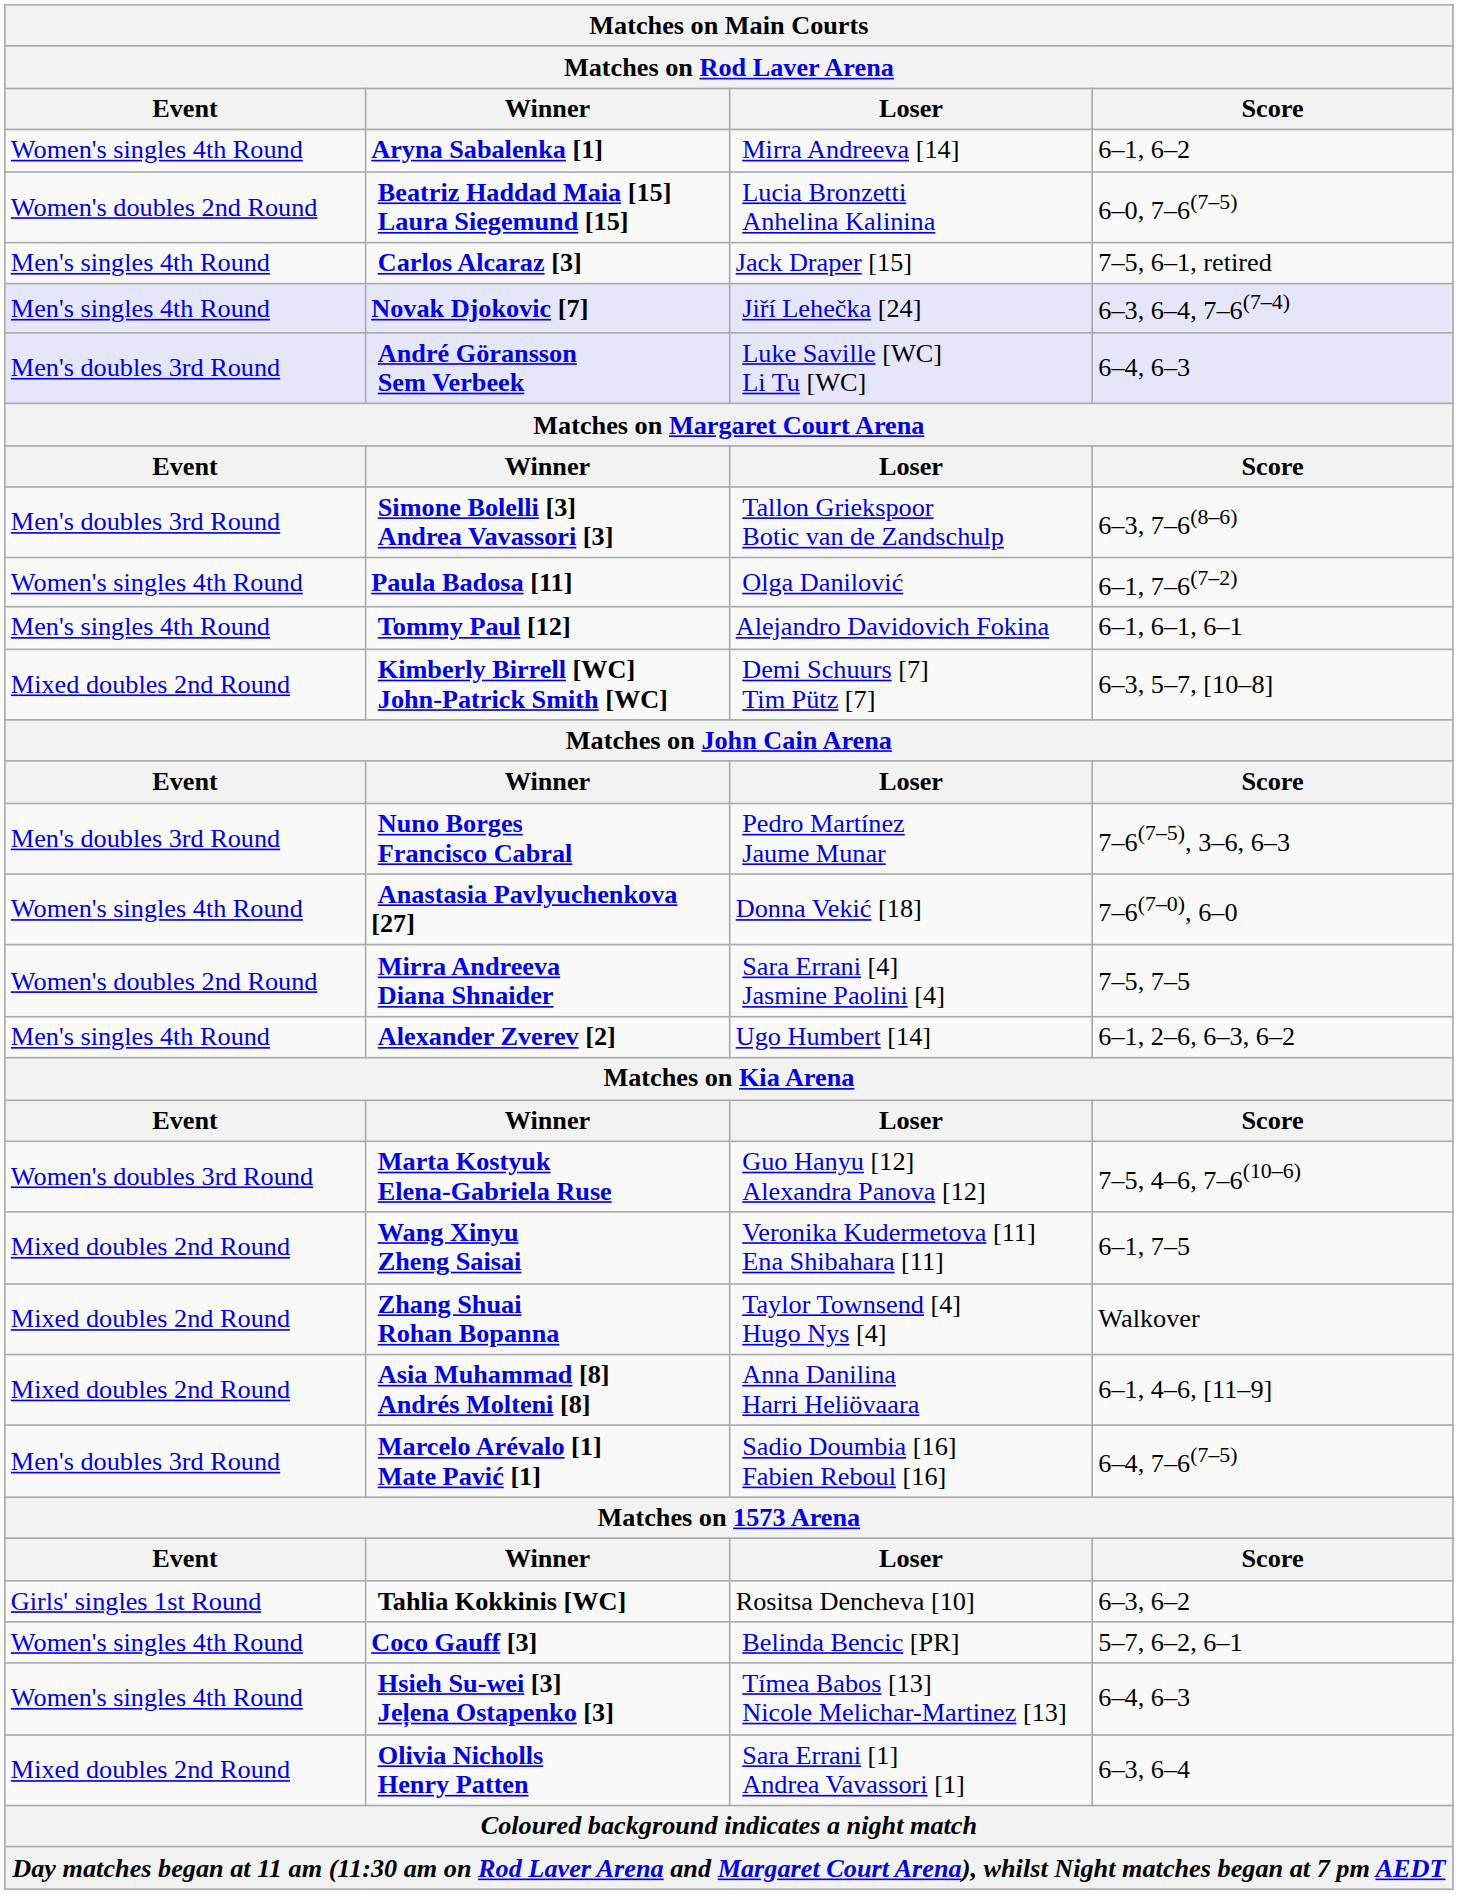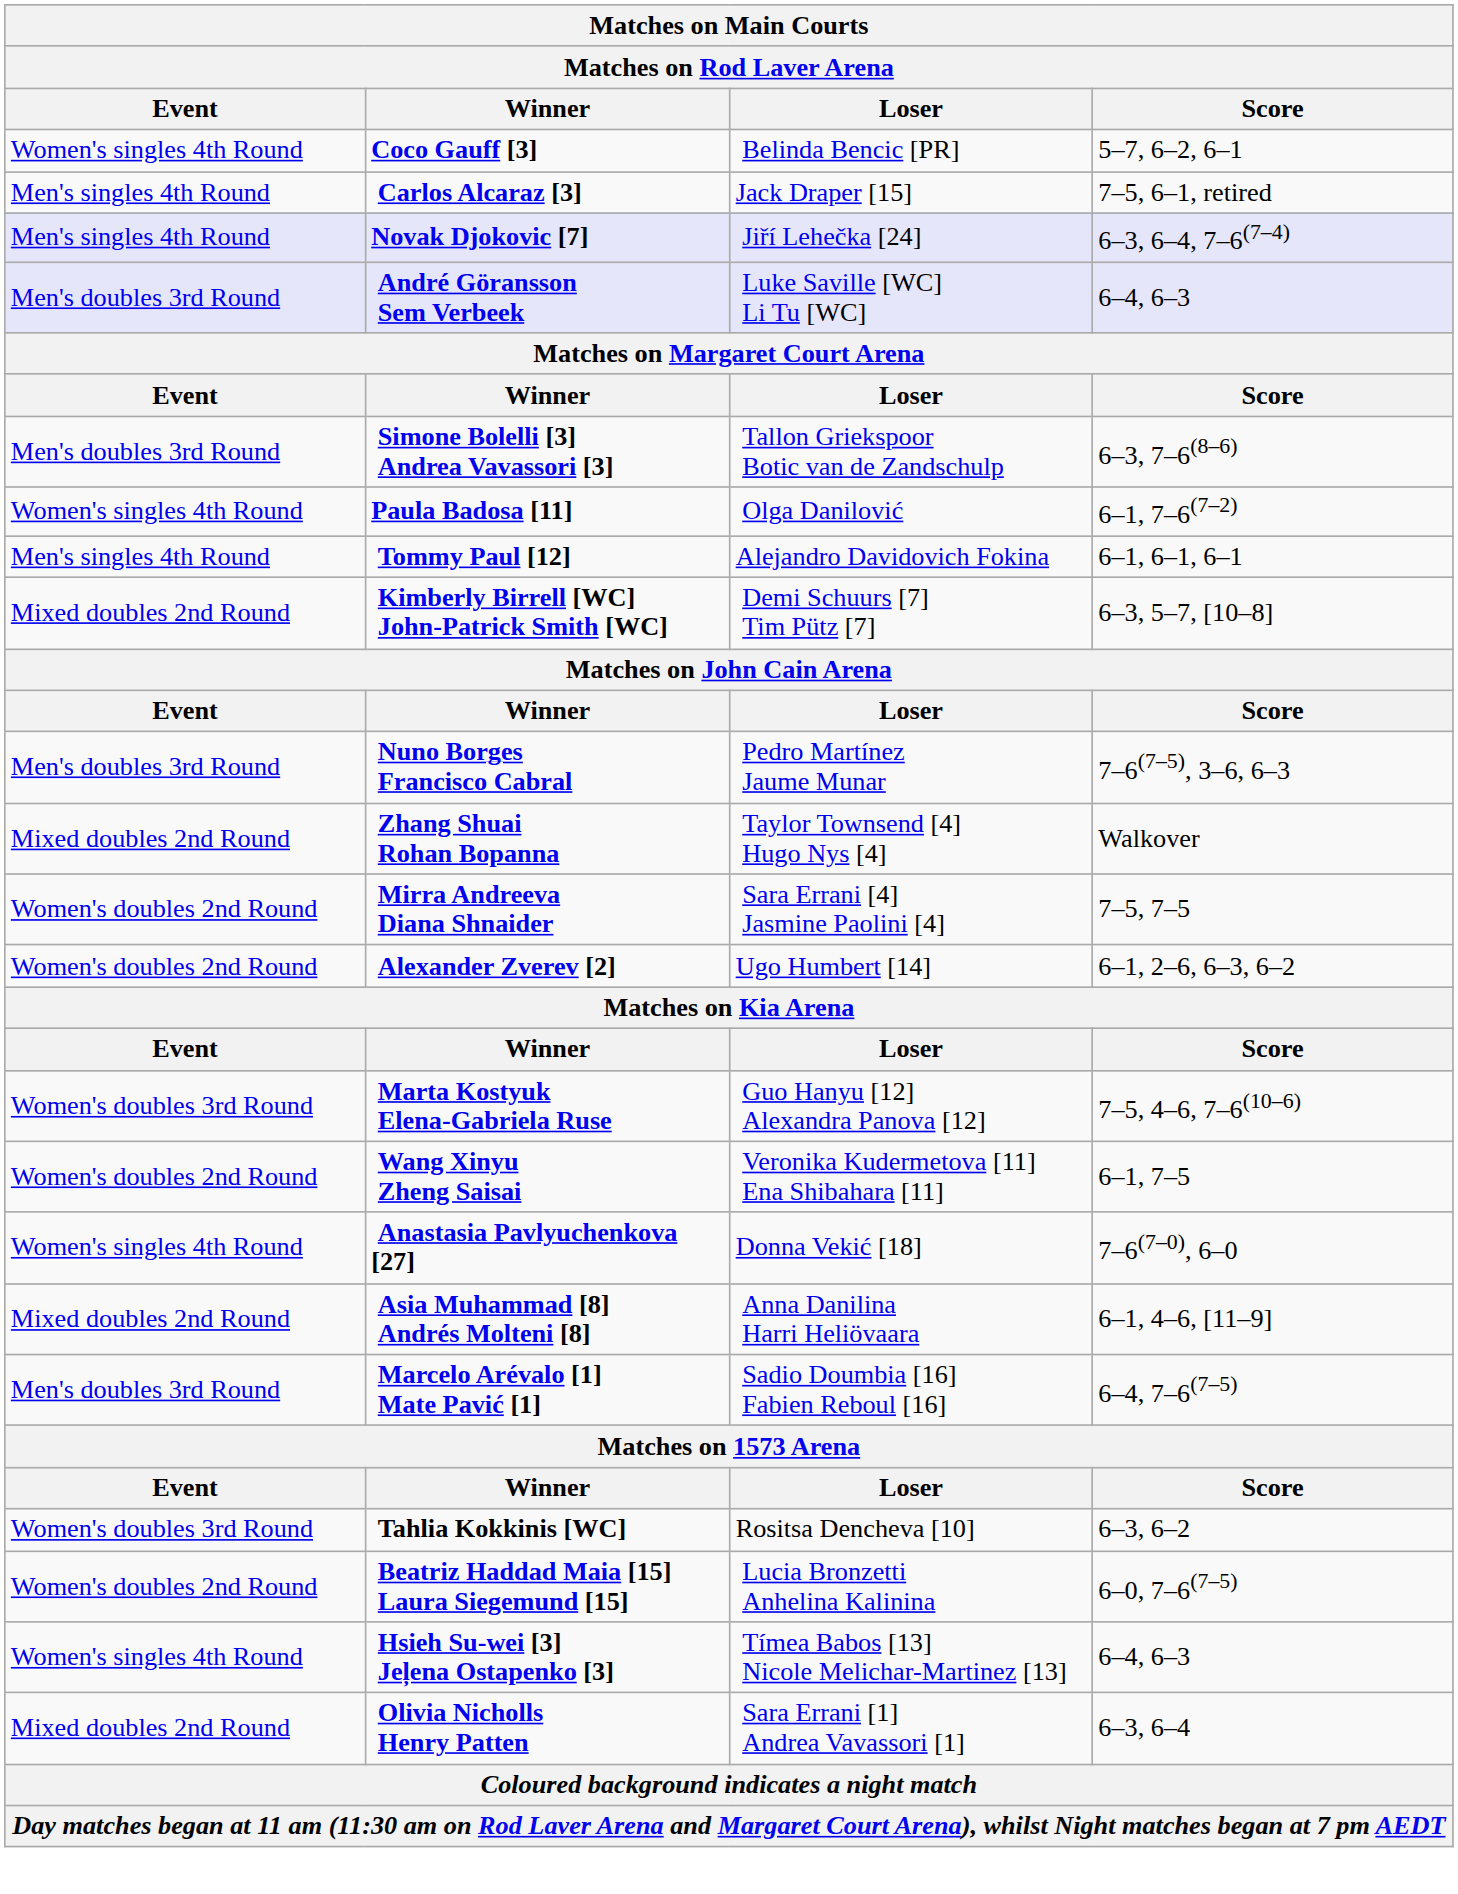- row: (487, 150)
rows swapped: (454, 1642) <-> (521, 206)
rows swapped: (524, 909) <-> (465, 1318)
(140, 1036) Men's singles 4th Round -> (164, 965) Women's doubles 2nd Round
(150, 1247) Mixed doubles 2nd Round -> (164, 1176) Women's doubles 2nd Round
(136, 1600) Girls' singles 1st Round -> (162, 1529) Women's doubles 3rd Round
